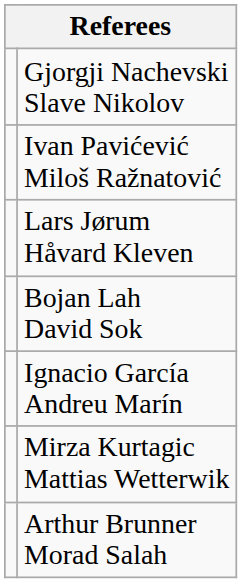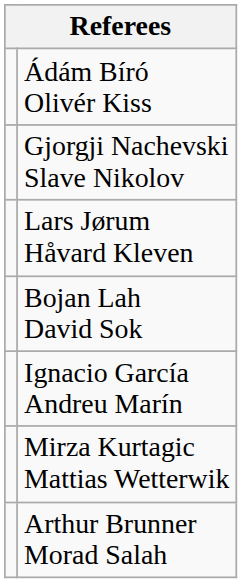+ row: (88, 86)
- row: (123, 161)
